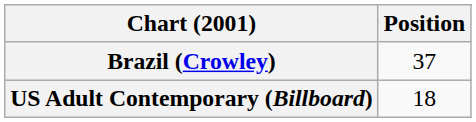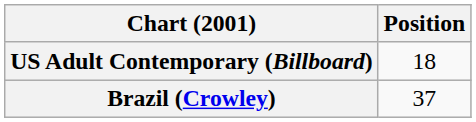rows swapped: (191, 60) <-> (191, 98)
